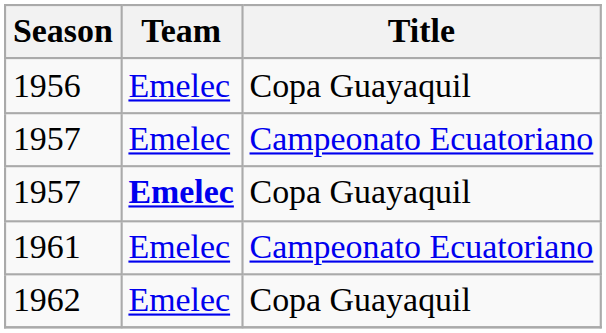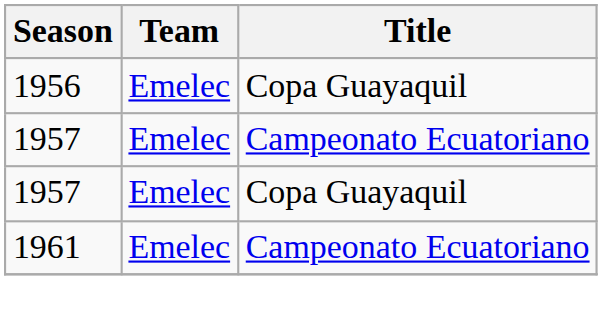(181, 192) bold -> (179, 192) normal
- row: (47, 300)
